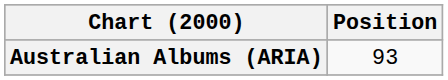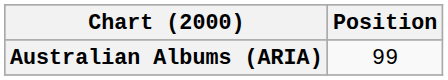(385, 58) 93 -> (385, 58) 99
